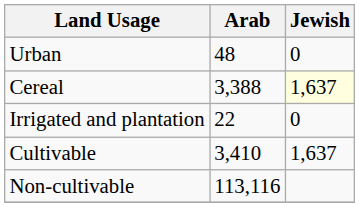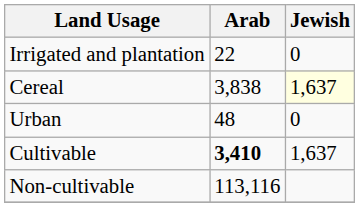rows swapped: (107, 119) <-> (35, 53)
(238, 86) 3,388 -> (238, 86) 3,838
(238, 152) normal -> (238, 152) bold
